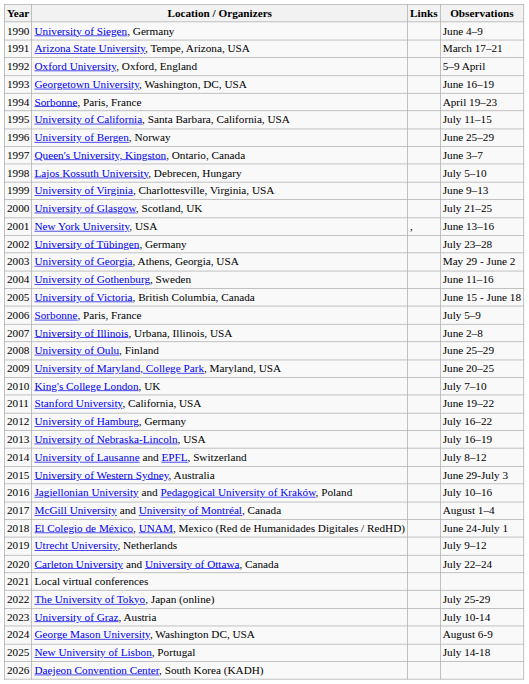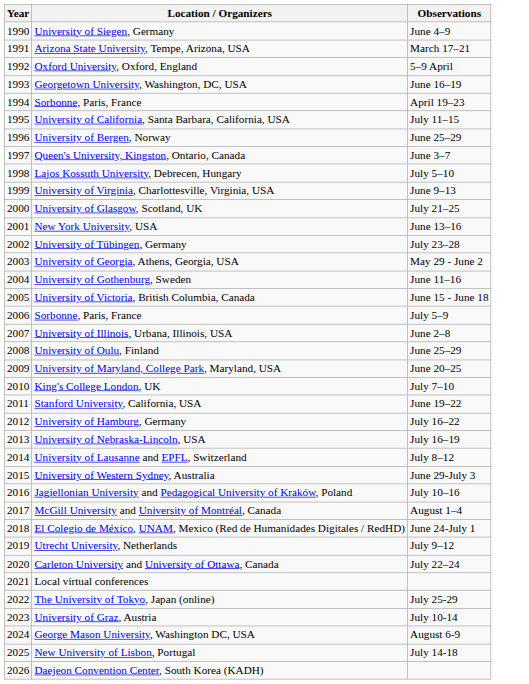- column: (424, 13)
